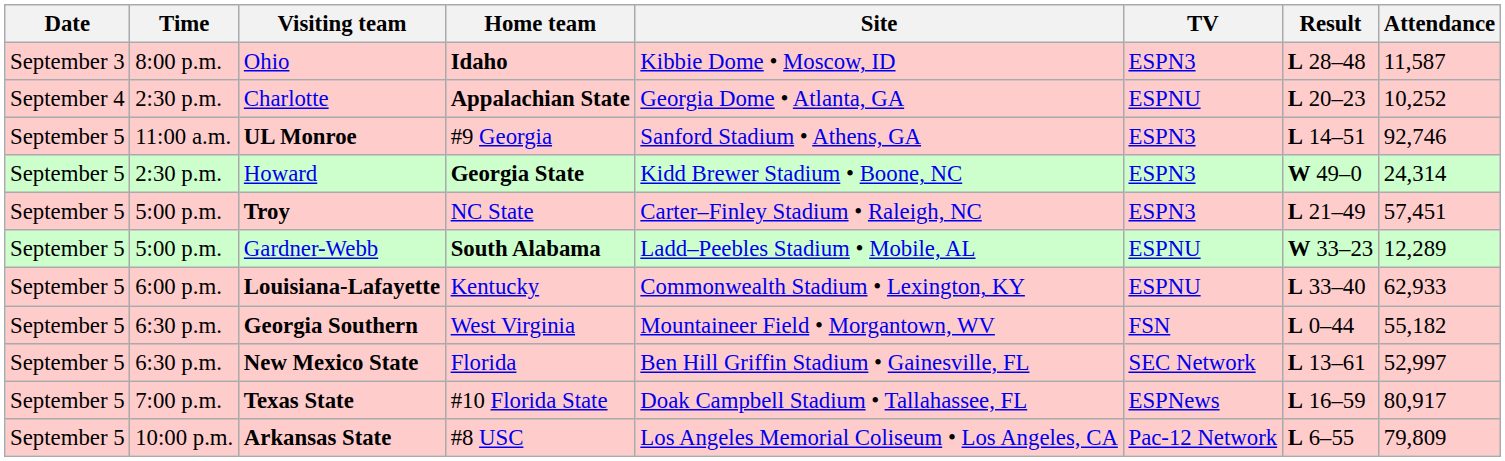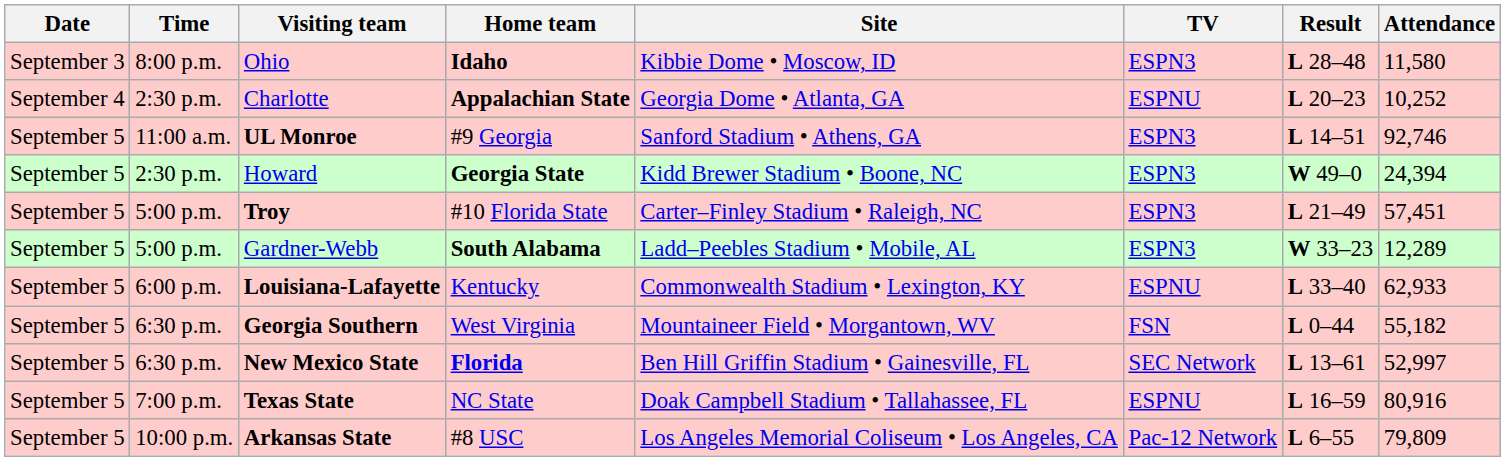(1415, 61) 11,587 -> (1415, 61) 11,580
(1415, 173) 24,314 -> (1415, 173) 24,394
(492, 211) NC State -> (529, 211) #10 Florida State
(1165, 249) ESPNU -> (1162, 249) ESPN3
(484, 361) normal -> (487, 361) bold
(529, 399) #10 Florida State -> (492, 399) NC State
(1174, 399) ESPNews -> (1165, 399) ESPNU
(1415, 399) 80,917 -> (1415, 399) 80,916
